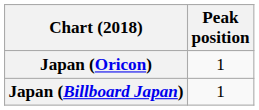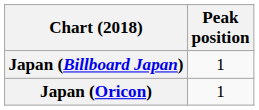rows swapped: (96, 91) <-> (96, 64)
